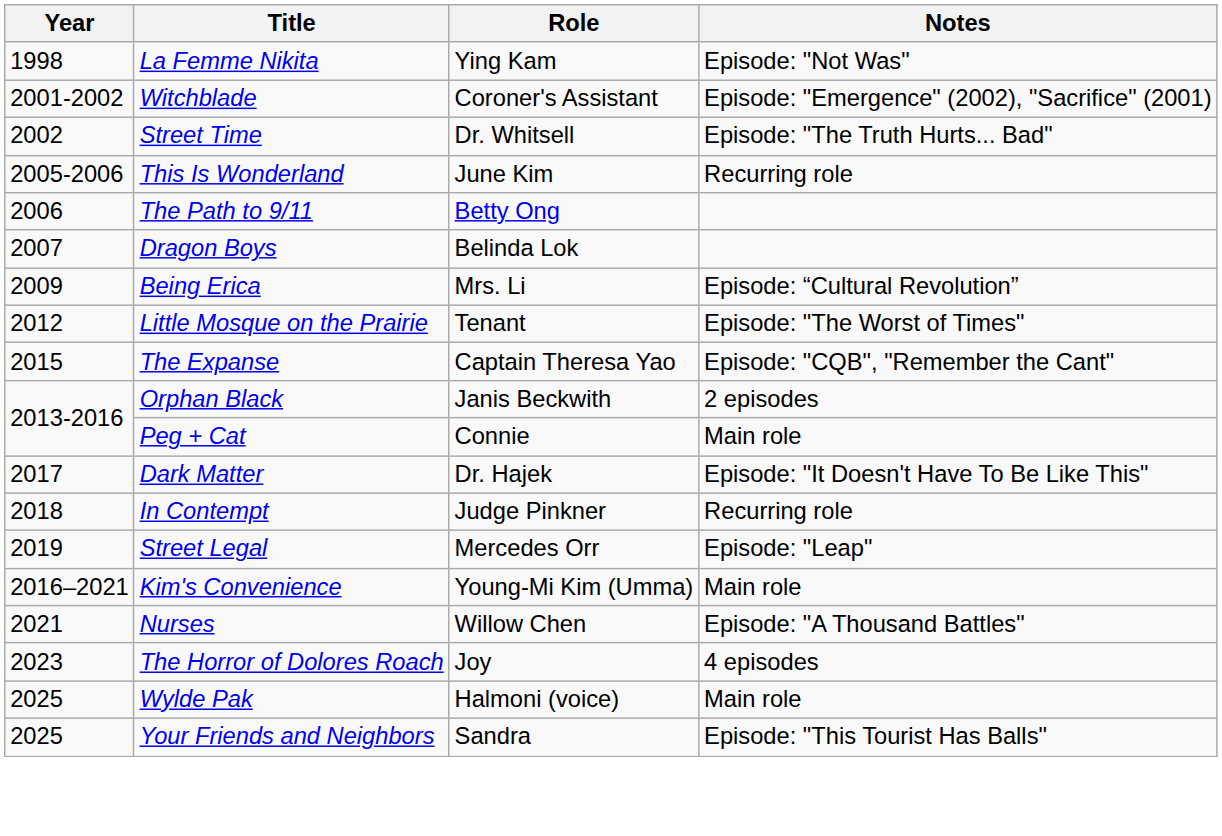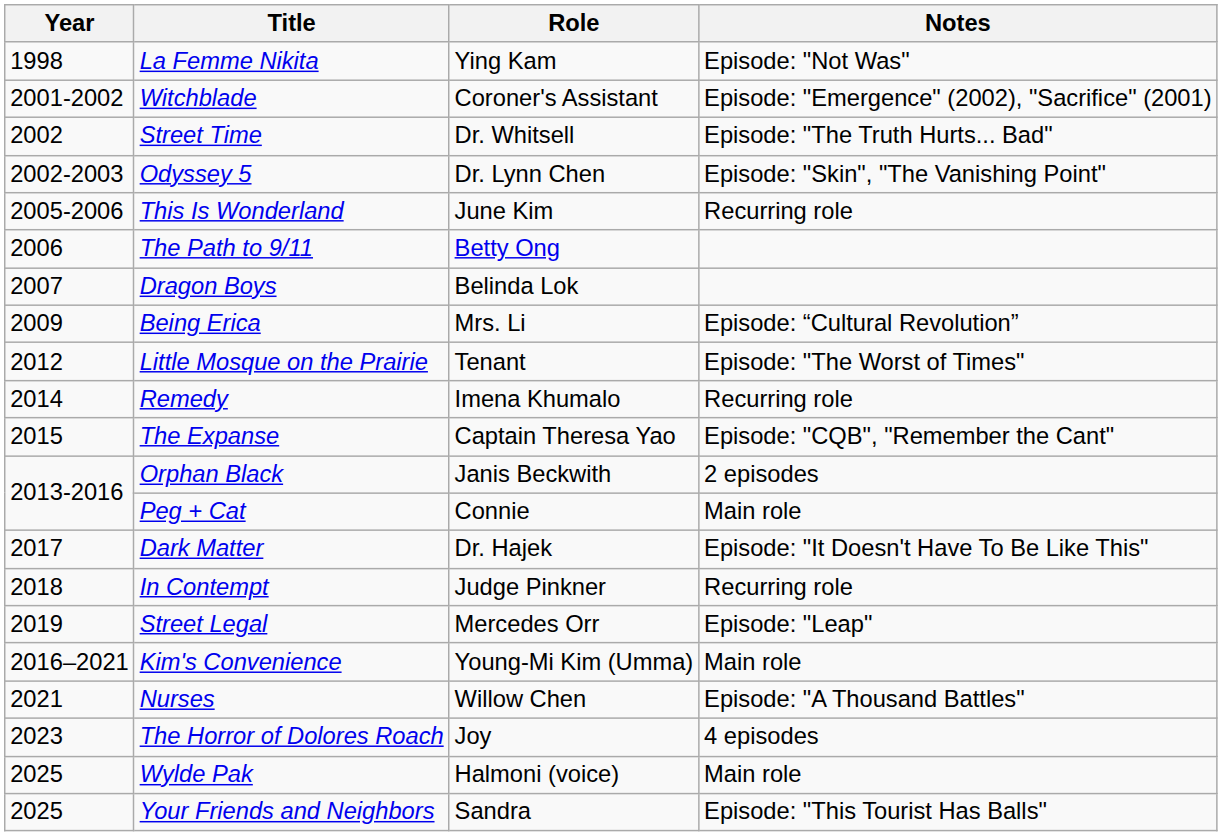+ row: (196, 173)
+ row: (184, 398)
